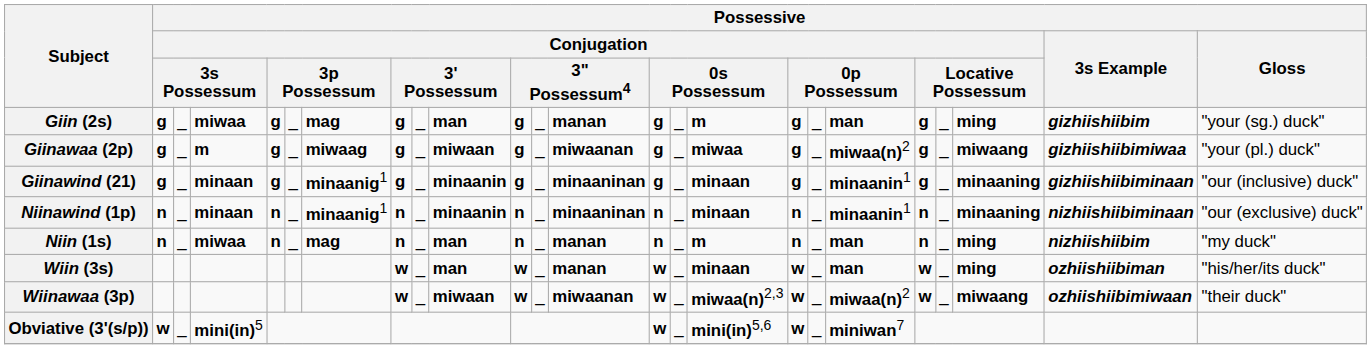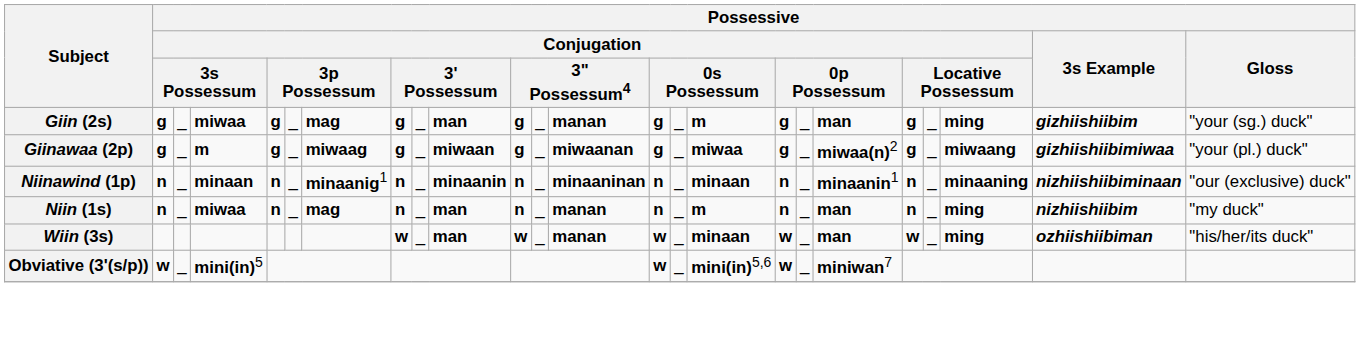- row: (79, 181)
- row: (79, 296)
